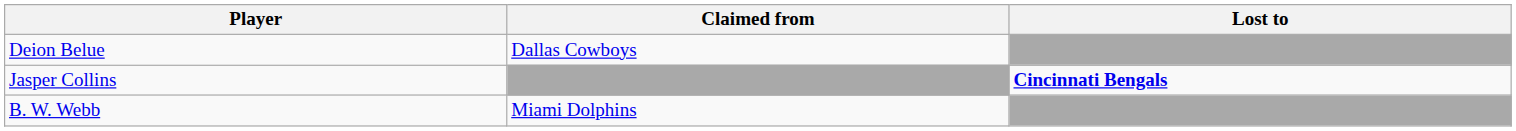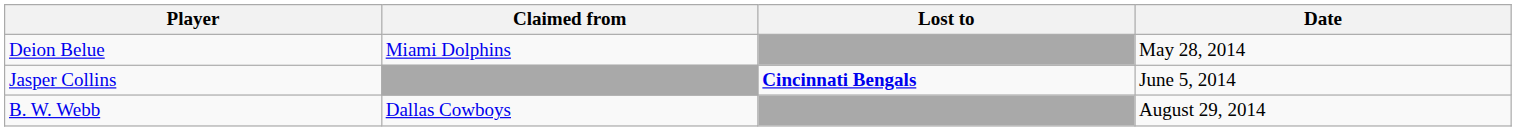+ column: (1323, 19)
(574, 49) Dallas Cowboys -> (448, 49) Miami Dolphins
(574, 110) Miami Dolphins -> (448, 110) Dallas Cowboys
